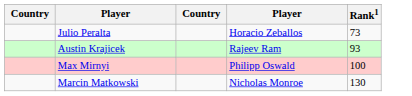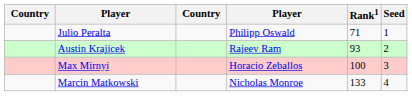+ column: (394, 14)
(266, 32) Horacio Zeballos -> (262, 32) Philipp Oswald
(355, 32) 73 -> (355, 32) 71
(262, 65) Philipp Oswald -> (266, 65) Horacio Zeballos
(358, 82) 130 -> (358, 82) 133
